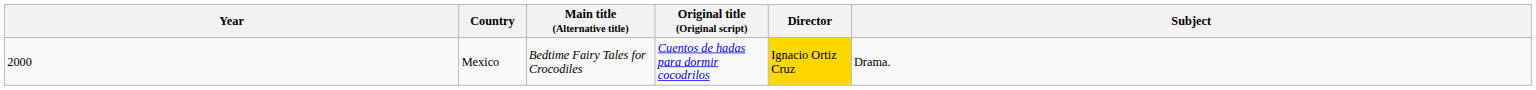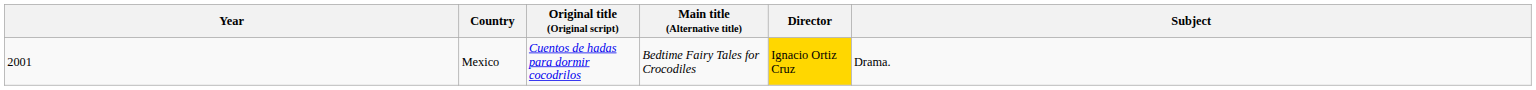columns swapped: (591, 21) <-> (712, 21)
(20, 61) 2000 -> (20, 61) 2001
